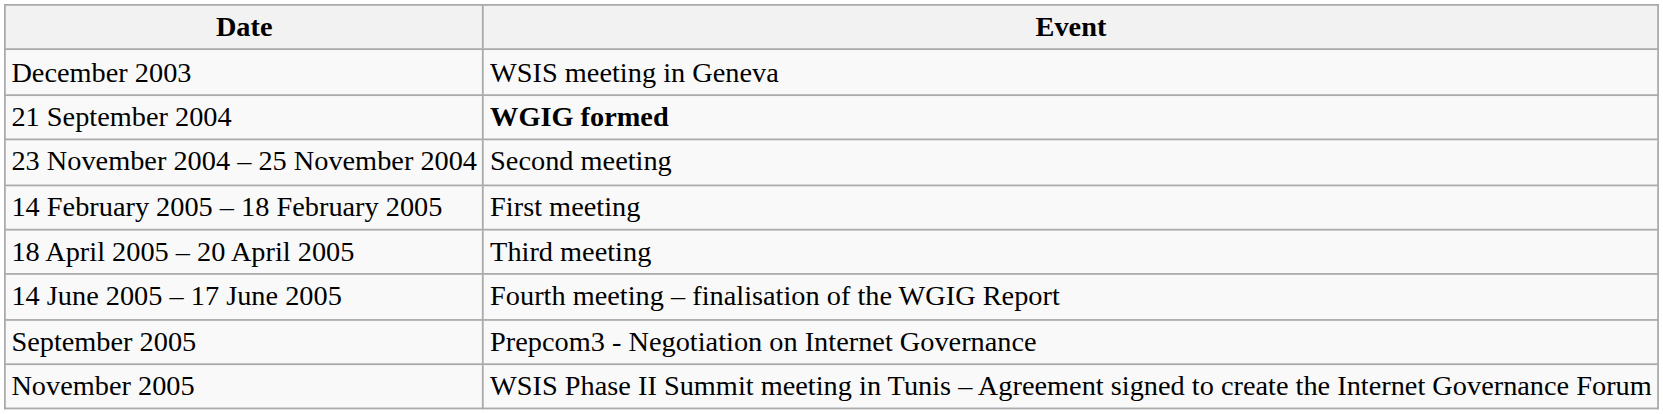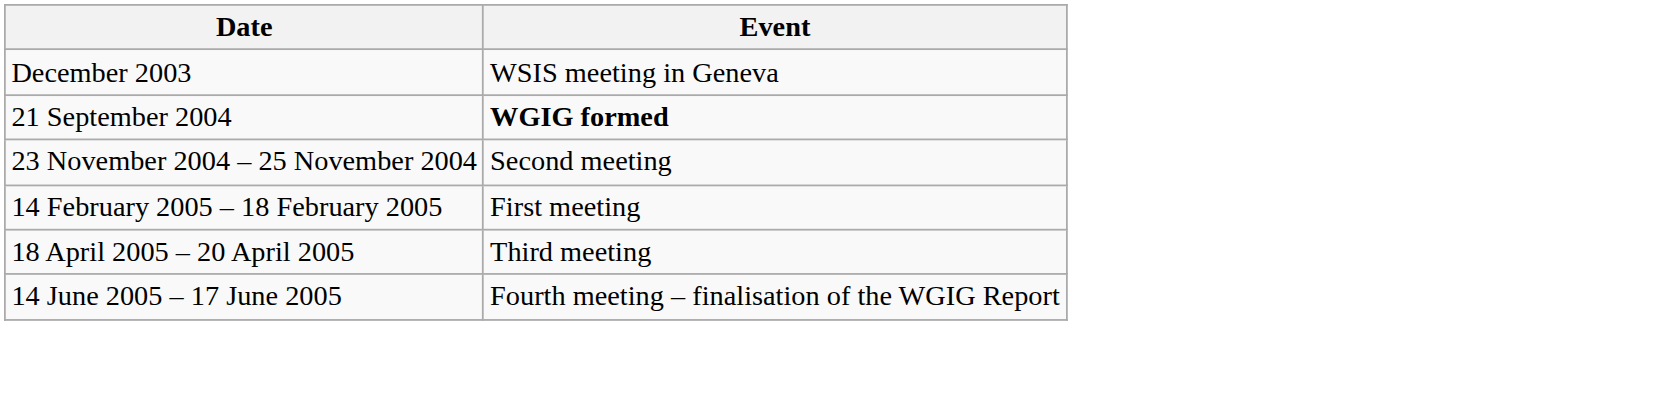- row: (104, 341)
- row: (103, 386)
